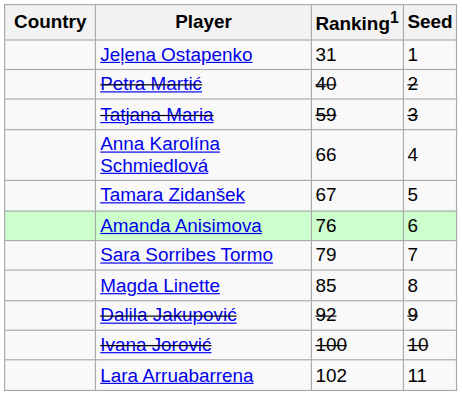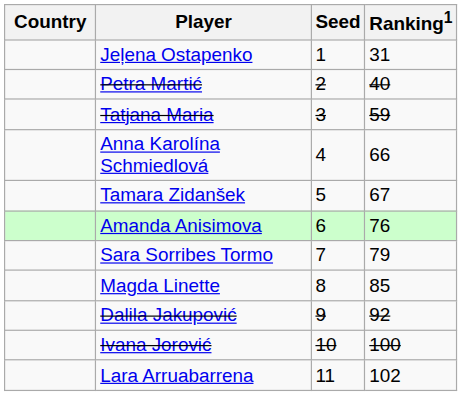columns swapped: (357, 22) <-> (430, 22)
